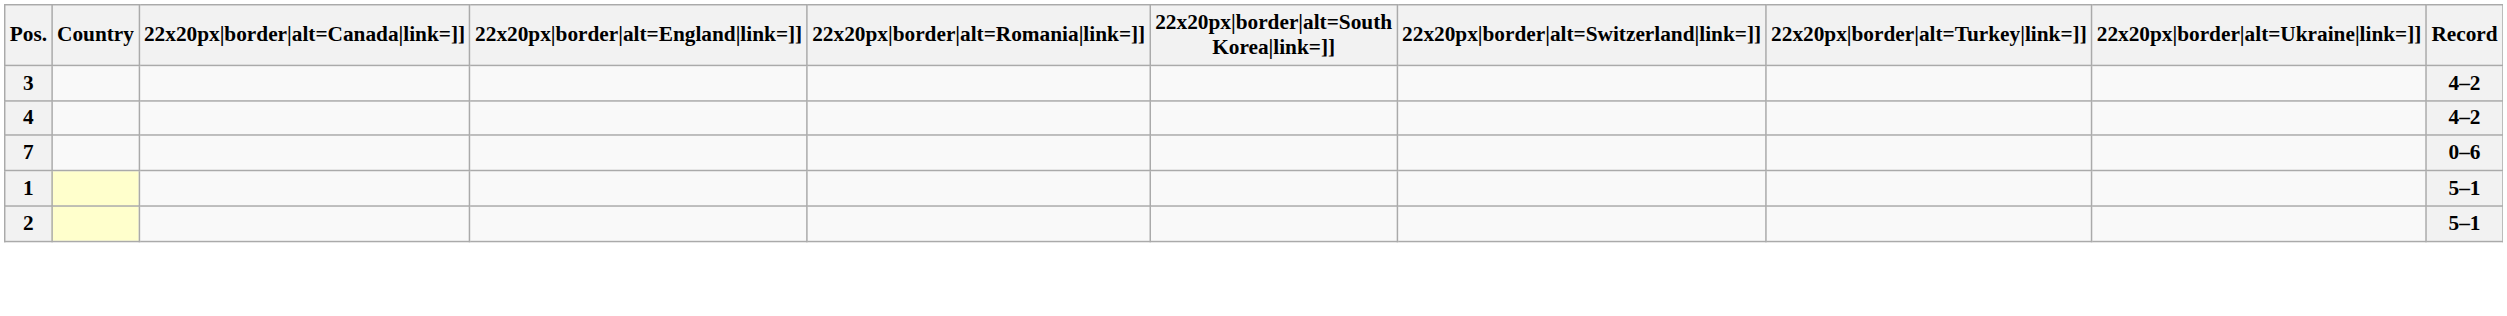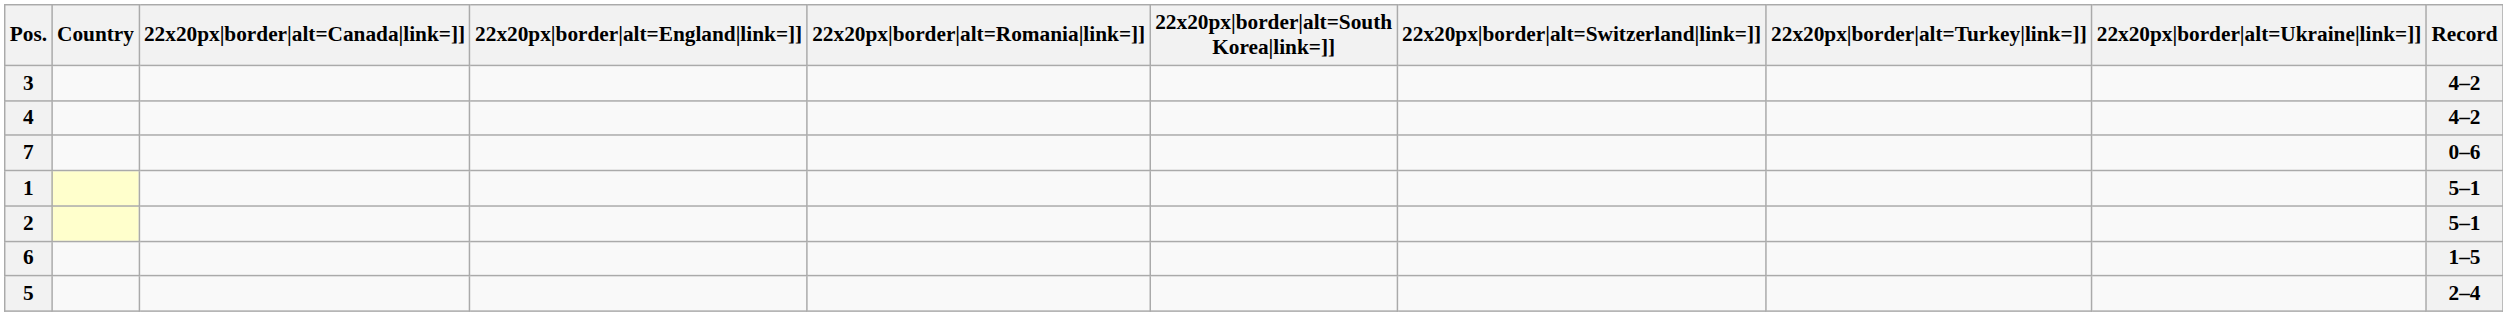+ row: (28, 258)
+ row: (28, 293)
